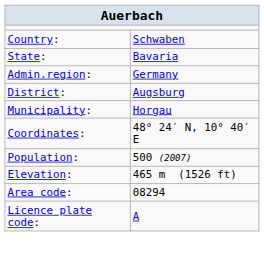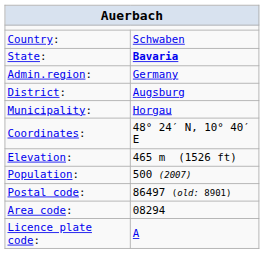(156, 57) normal -> (156, 57) bold
rows swapped: (40, 175) <-> (43, 157)
+ row: (46, 192)
